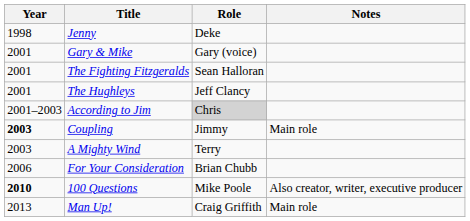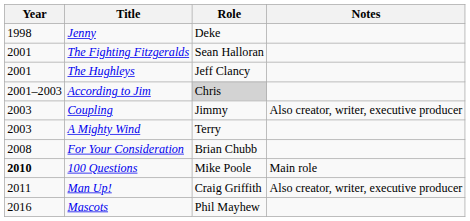- row: (100, 52)
(19, 129) bold -> (19, 110) normal
(293, 129) Main role -> (366, 110) Also creator, writer, executive producer
(19, 168) 2006 -> (19, 149) 2008
(366, 187) Also creator, writer, executive producer -> (293, 168) Main role
(19, 206) 2013 -> (19, 187) 2011
(293, 206) Main role -> (366, 187) Also creator, writer, executive producer
+ row: (88, 206)
